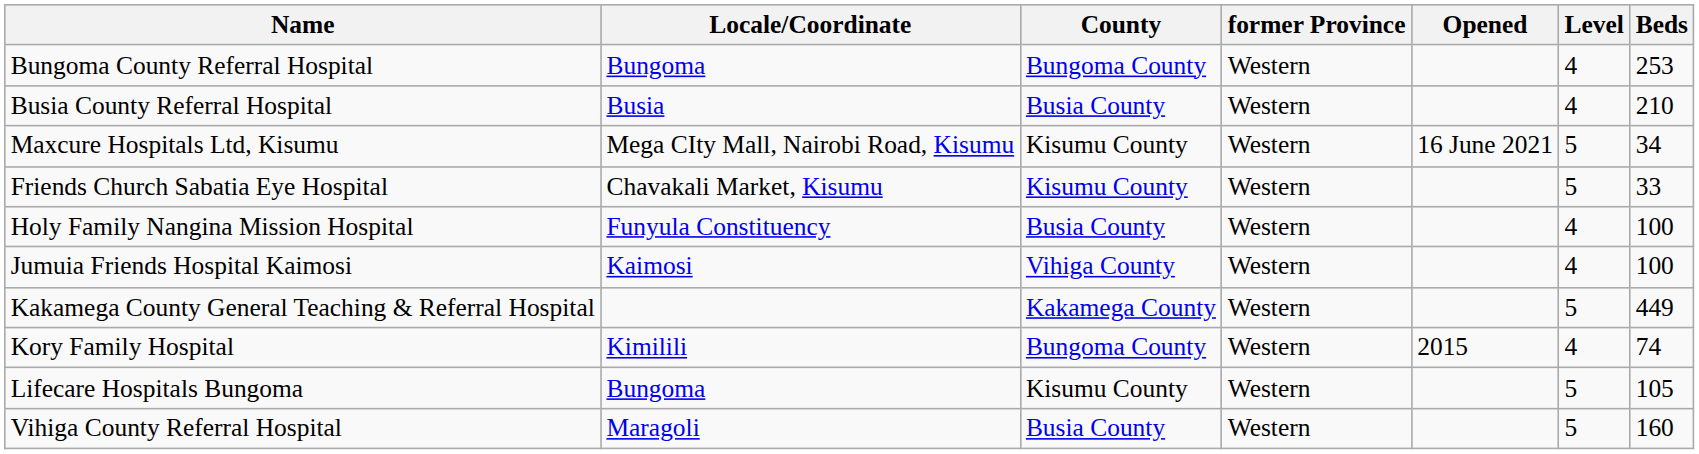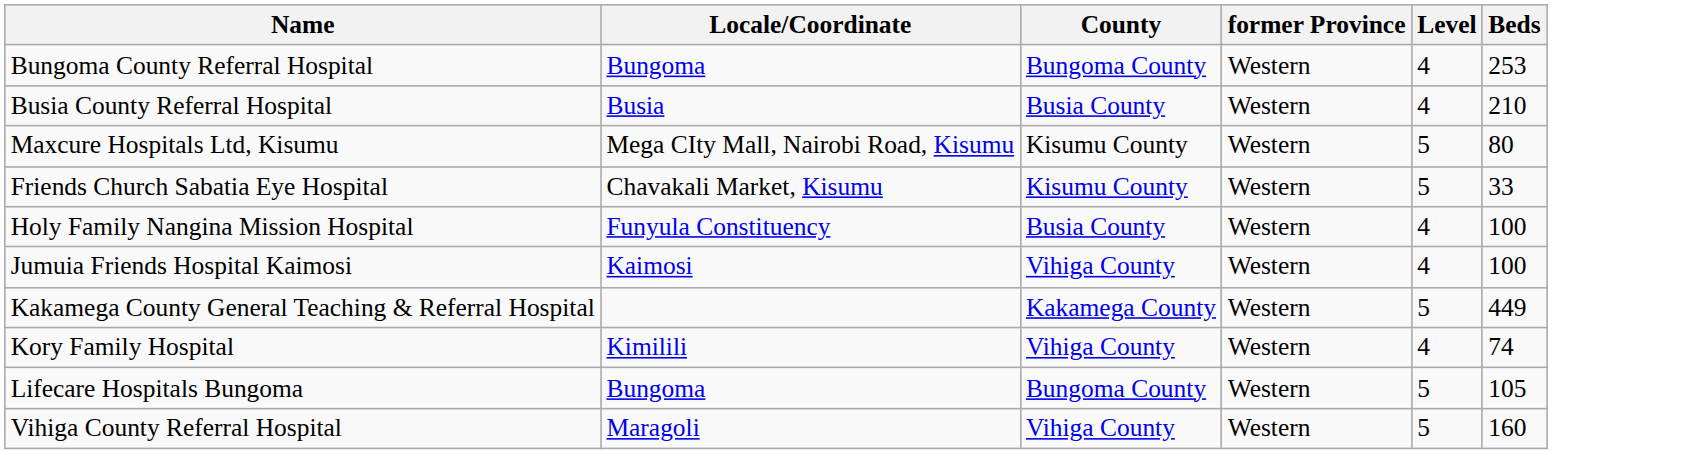- column: (1485, 24)
(1648, 145) 34 -> (1501, 145) 80
(1116, 347) Bungoma County -> (1100, 347) Vihiga County
(1107, 387) Kisumu County -> (1116, 387) Bungoma County
(1096, 428) Busia County -> (1100, 428) Vihiga County
